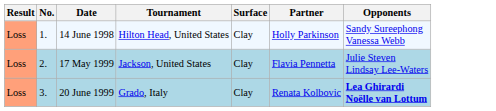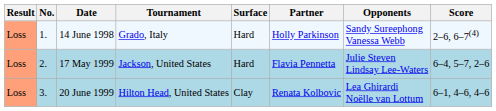+ column: (461, 12)
(174, 34) Hilton Head, United States -> (143, 34) Grado, Italy
(243, 34) Clay -> (244, 34) Hard
(243, 63) Clay -> (244, 63) Hard
(143, 91) Grado, Italy -> (174, 91) Hilton Head, United States
(386, 91) bold -> (384, 91) normal
